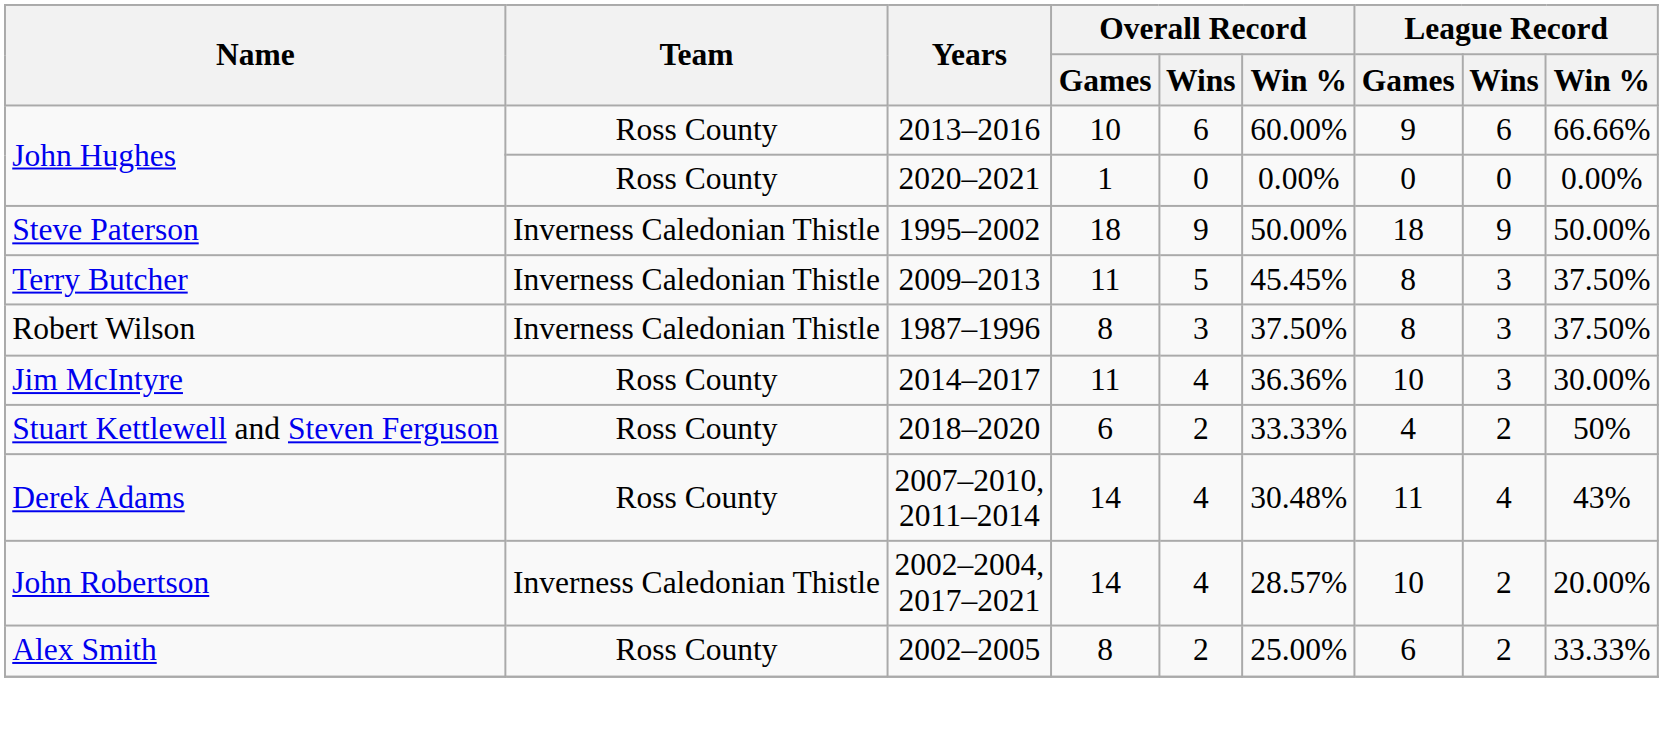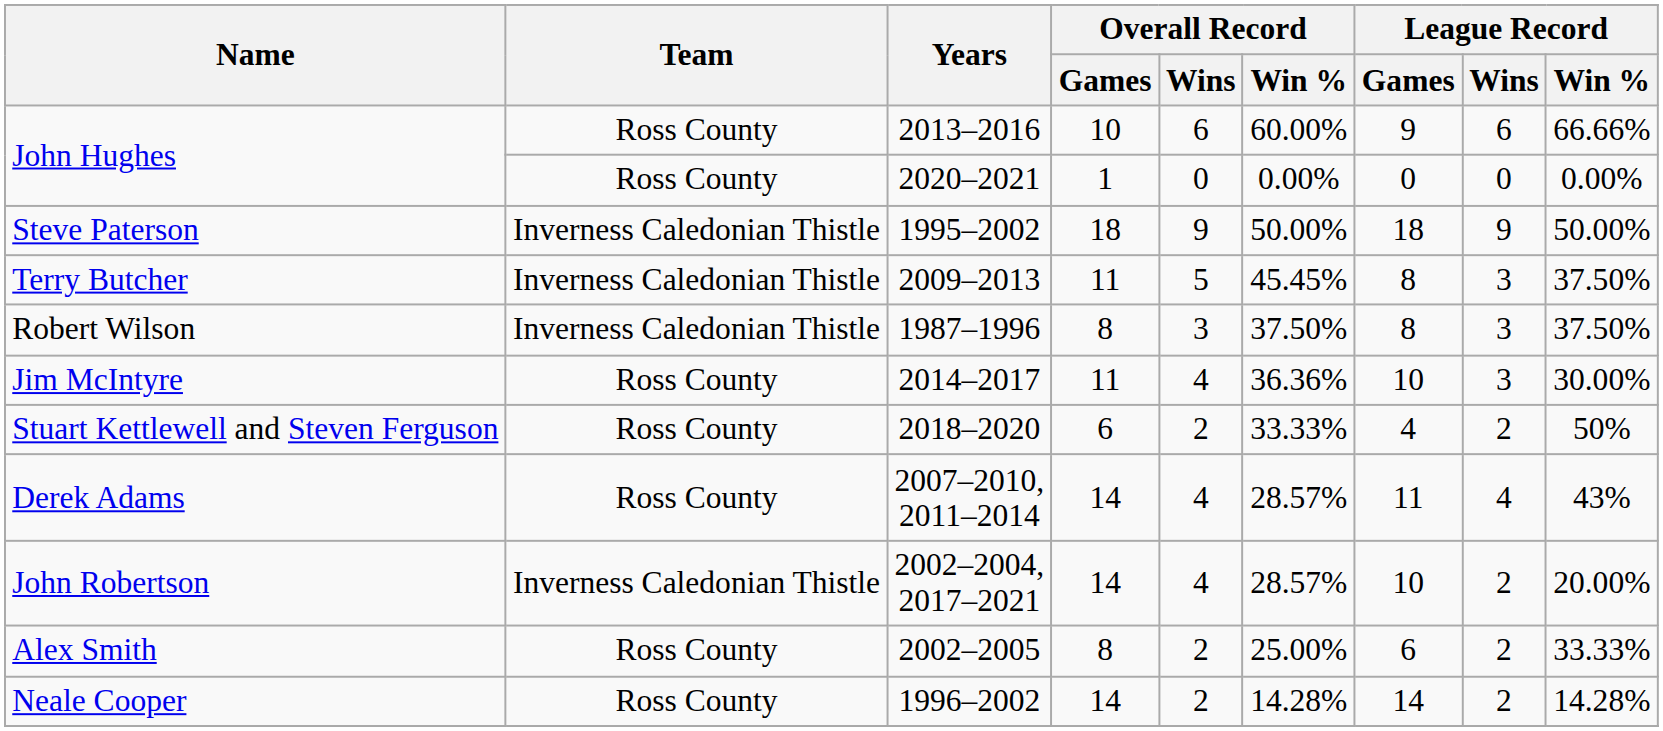(1299, 497) 30.48% -> (1299, 497) 28.57%
+ row: (99, 700)
